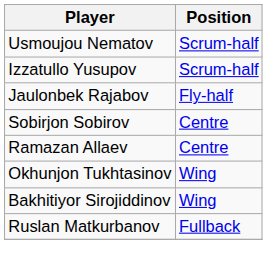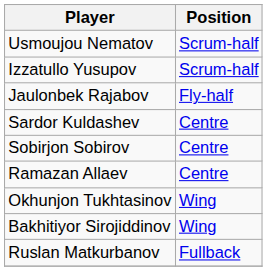+ row: (74, 122)
